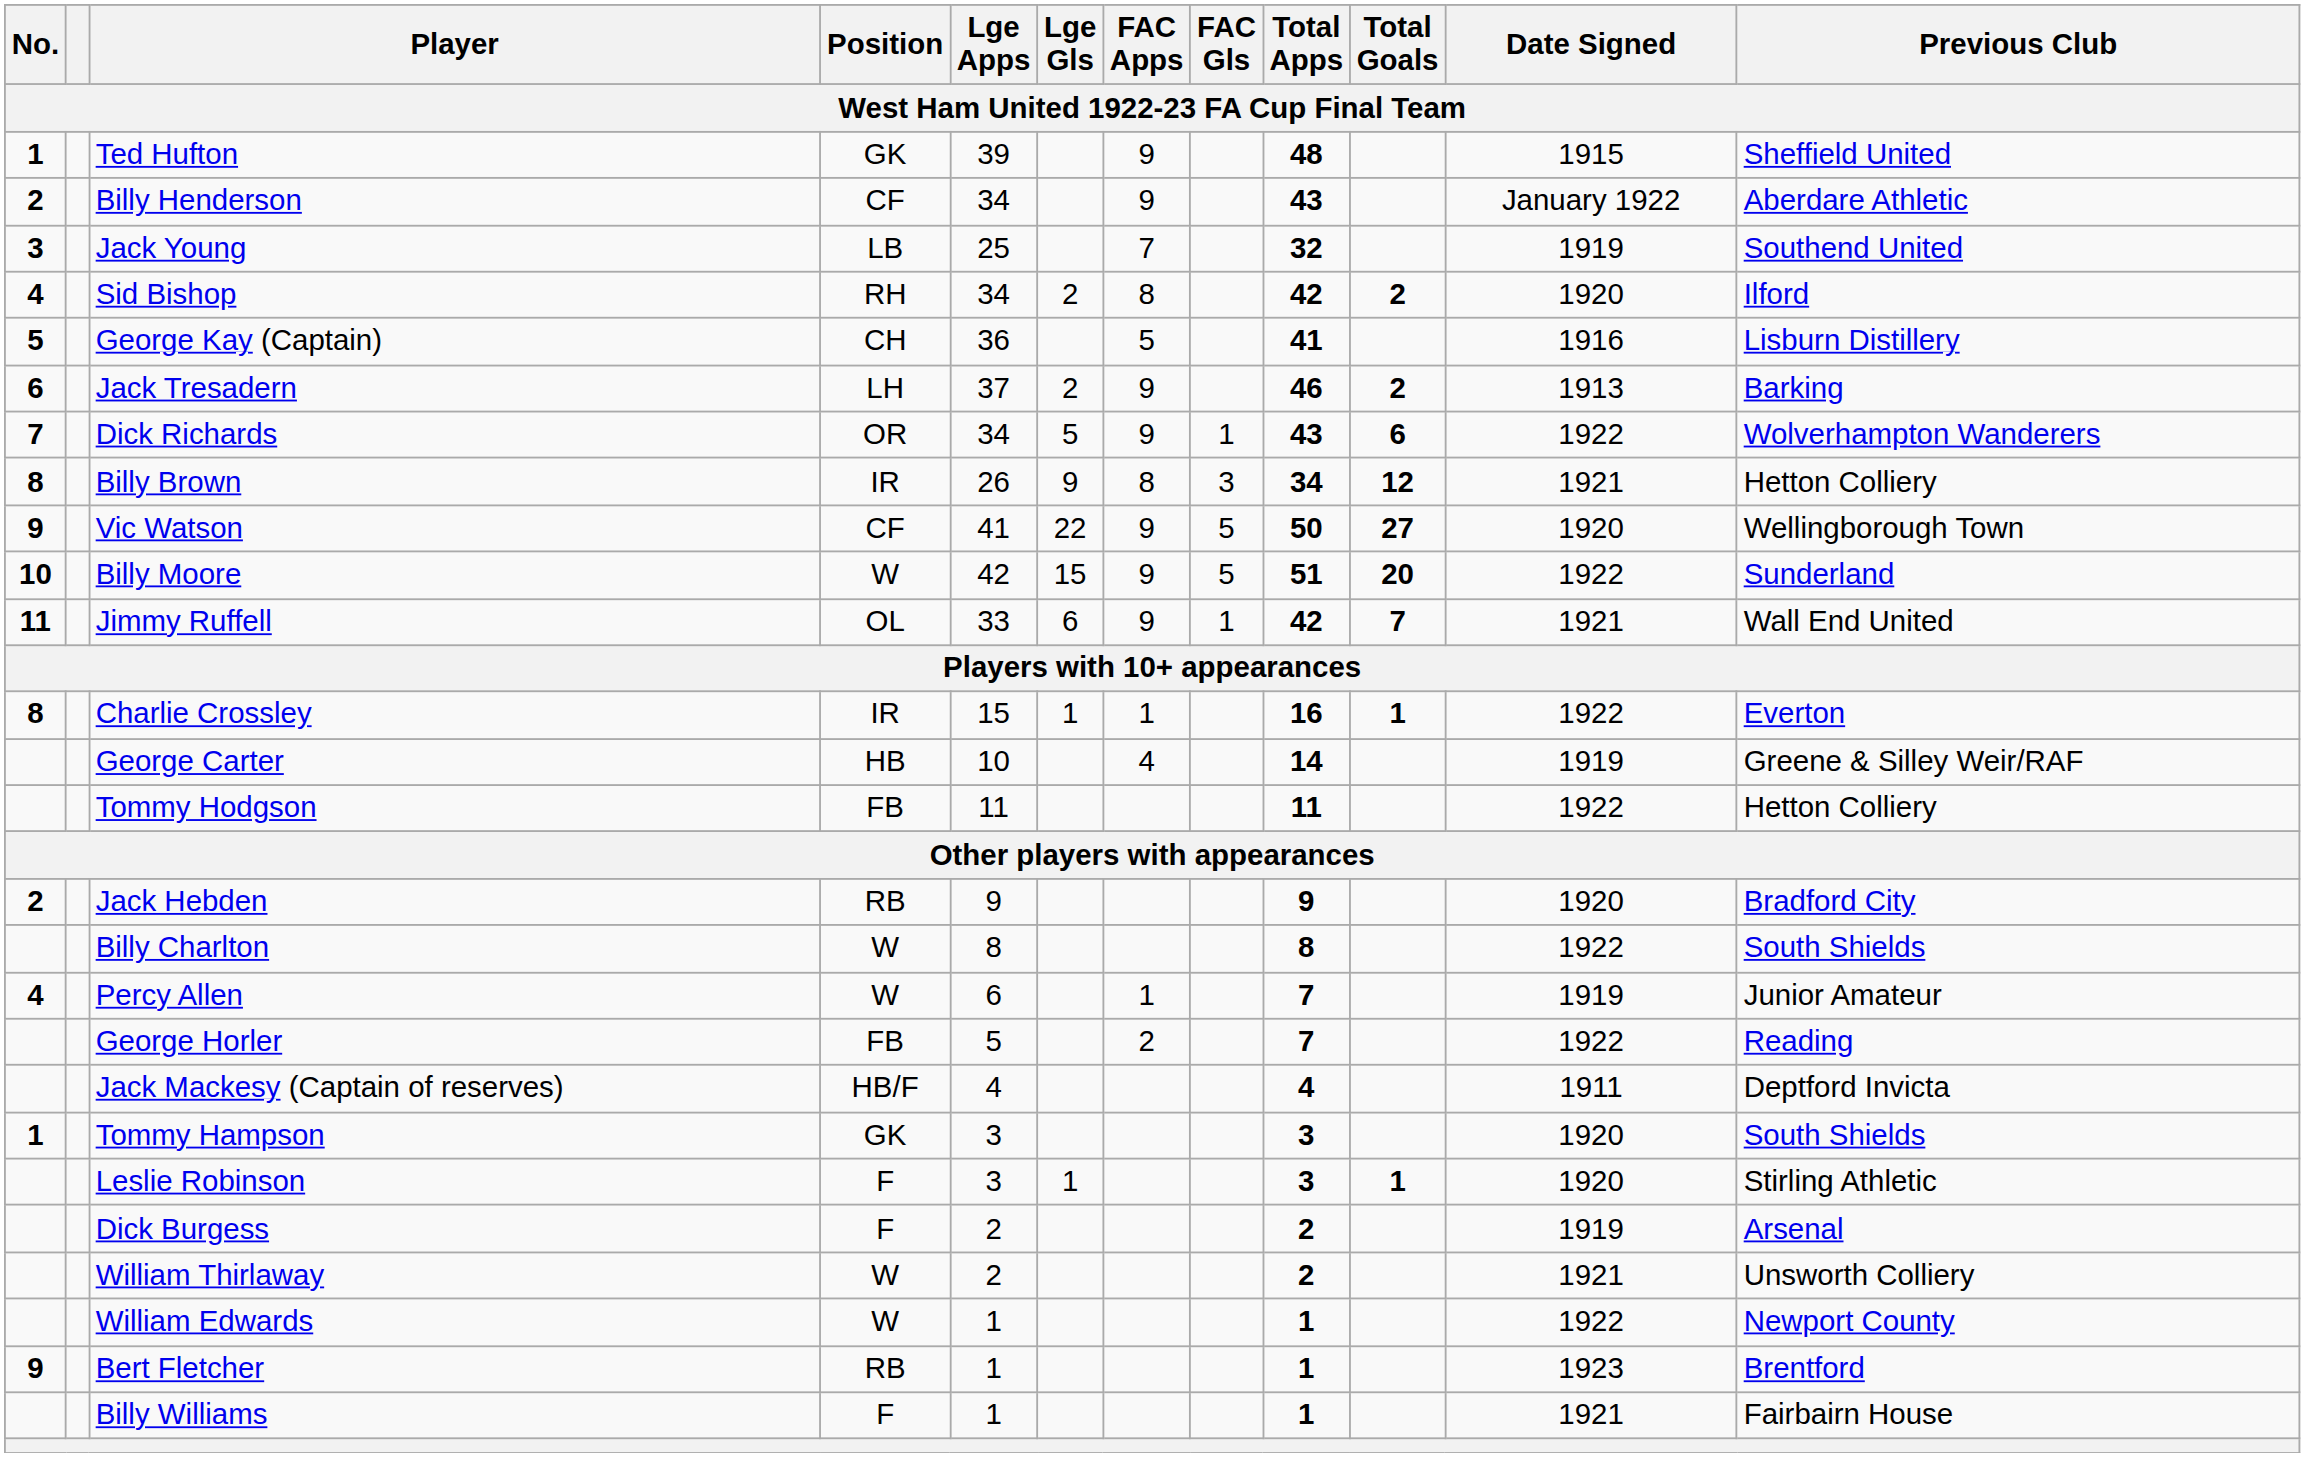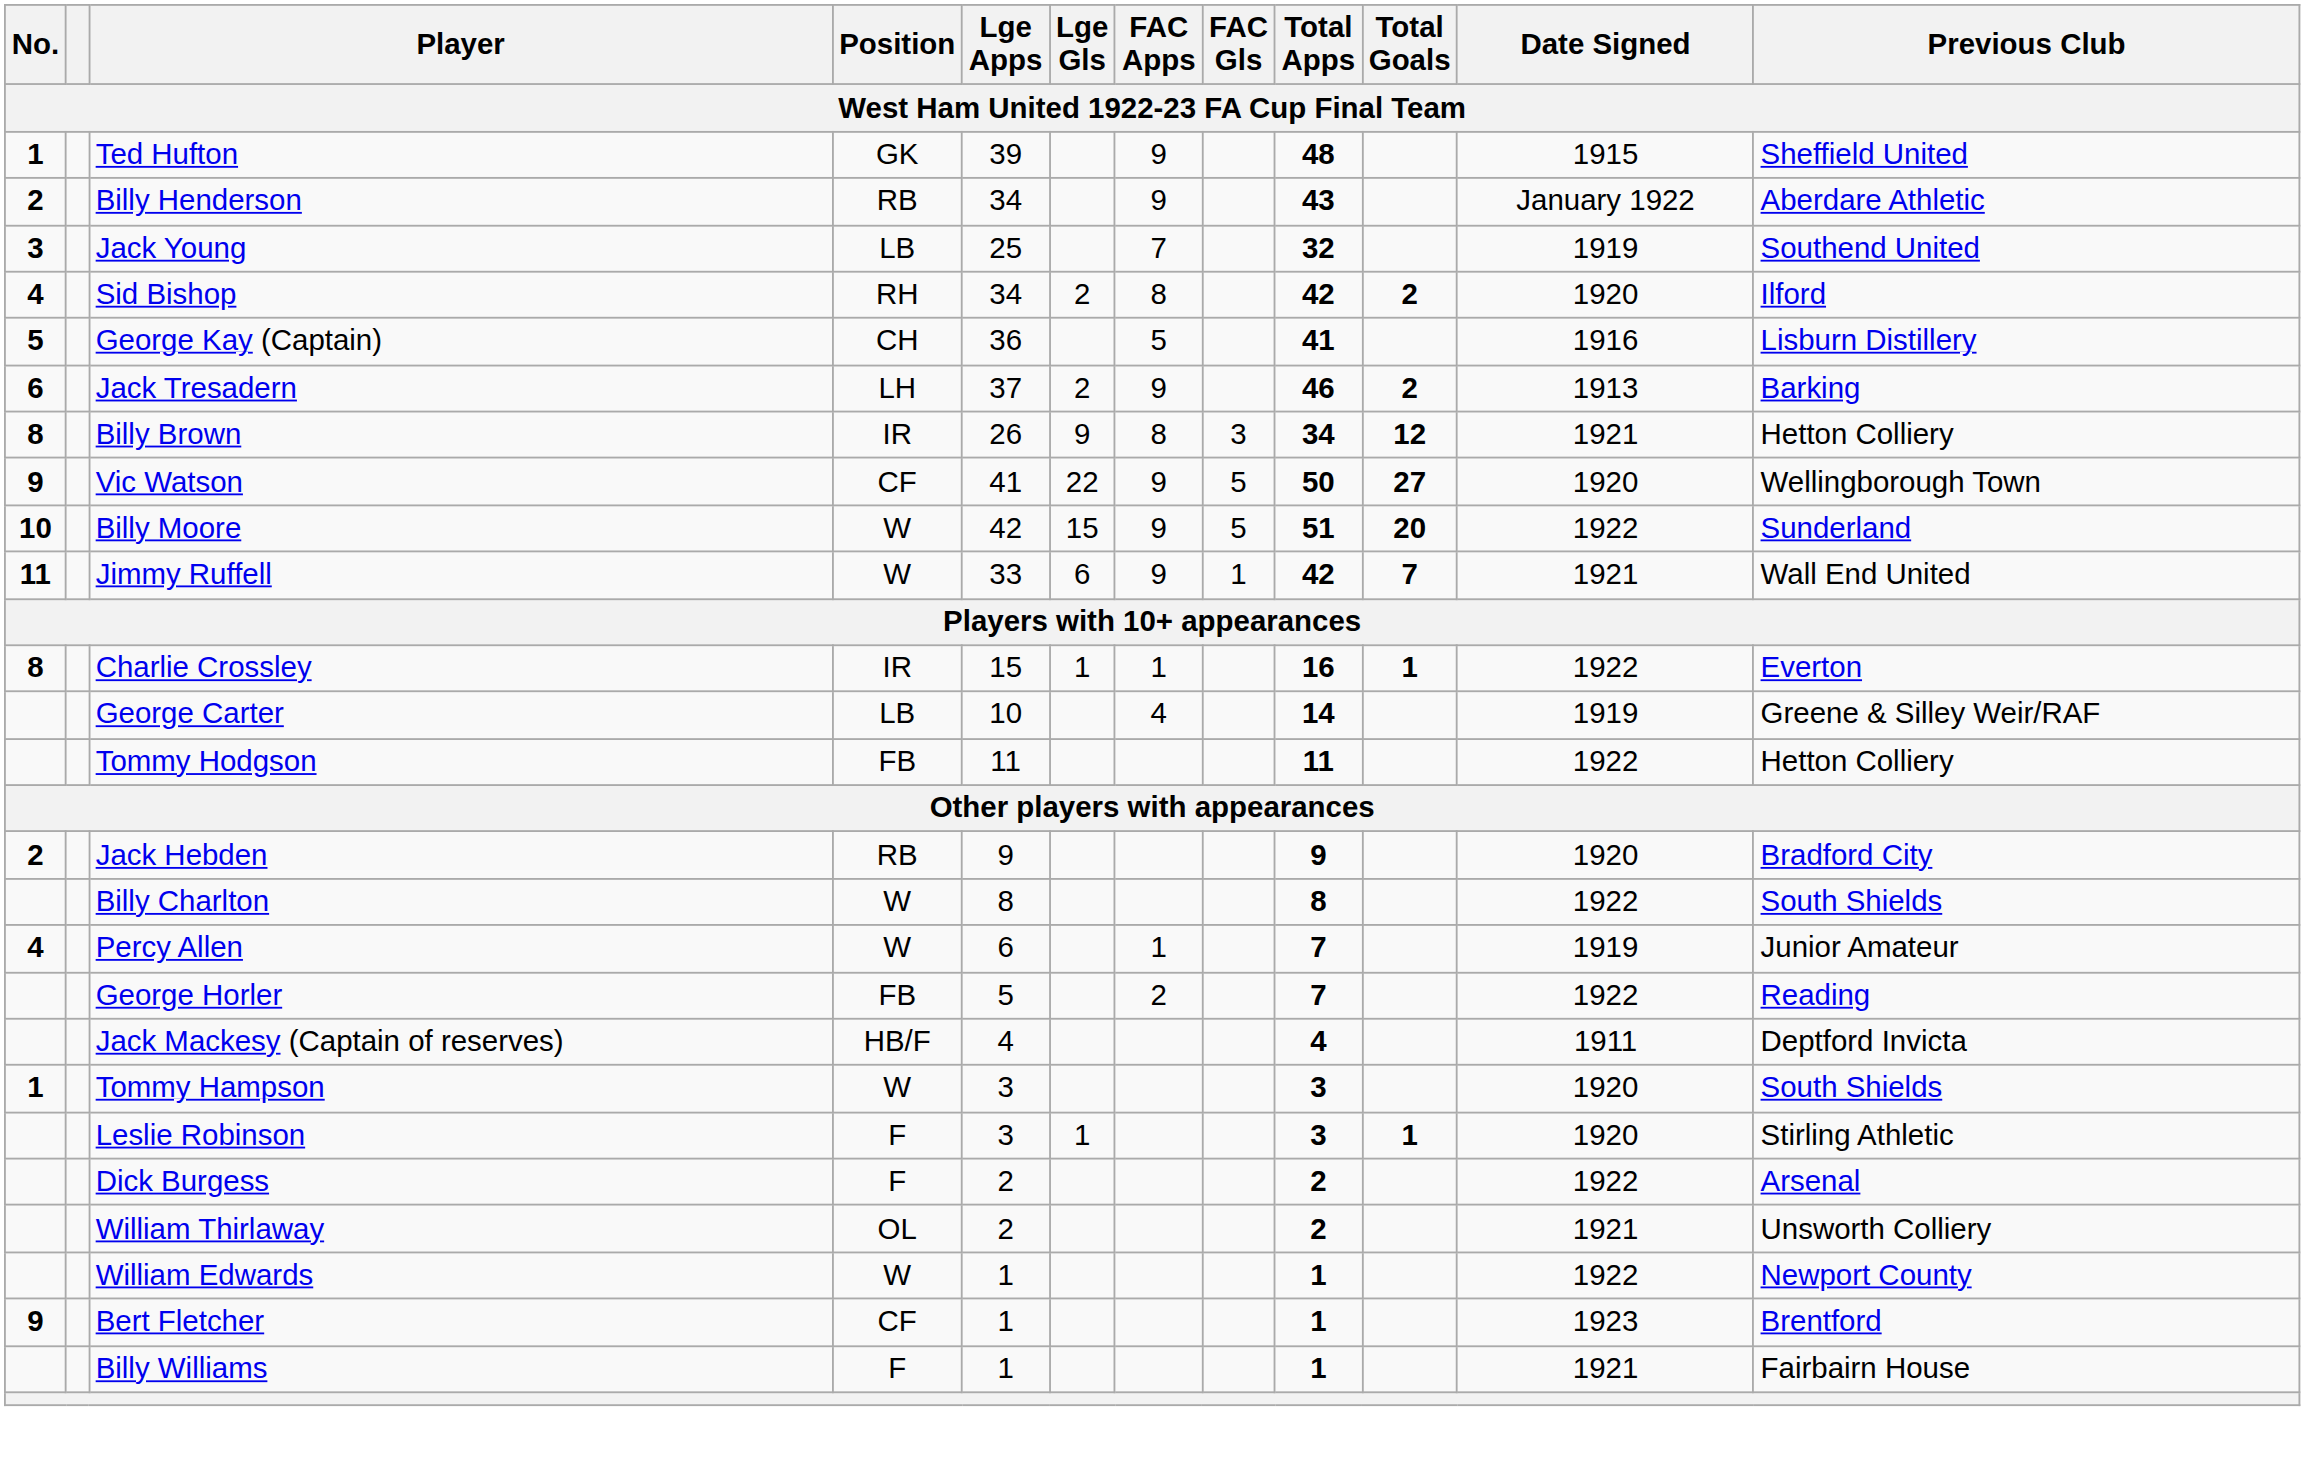(885, 201) CF -> (897, 201) RB
- row: (186, 434)
(885, 621) OL -> (897, 574) W
(885, 761) HB -> (897, 714) LB
(885, 1134) GK -> (897, 1088) W
(1591, 1228) 1919 -> (1606, 1181) 1922
(885, 1274) W -> (897, 1228) OL
(885, 1368) RB -> (897, 1321) CF
